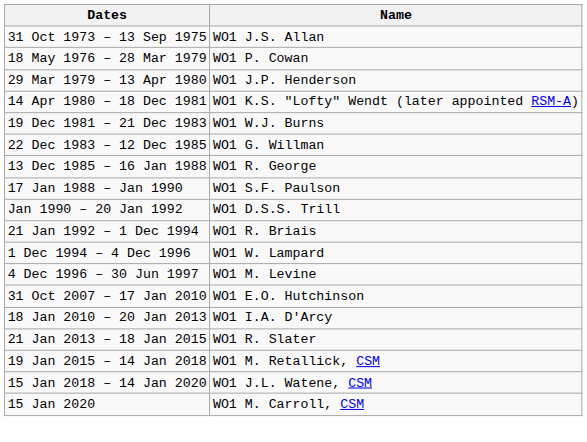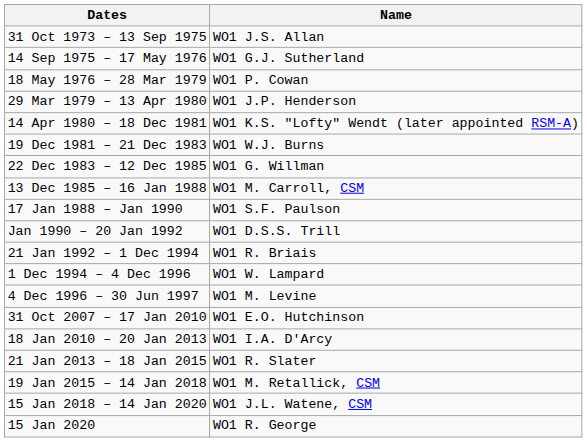+ row: (107, 59)
(265, 167) WO1 R. George -> (289, 188) WO1 M. Carroll, CSM
(289, 404) WO1 M. Carroll, CSM -> (265, 426) WO1 R. George
